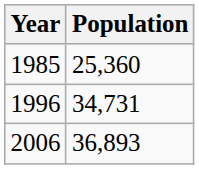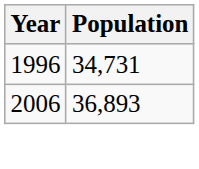- row: (35, 63)
